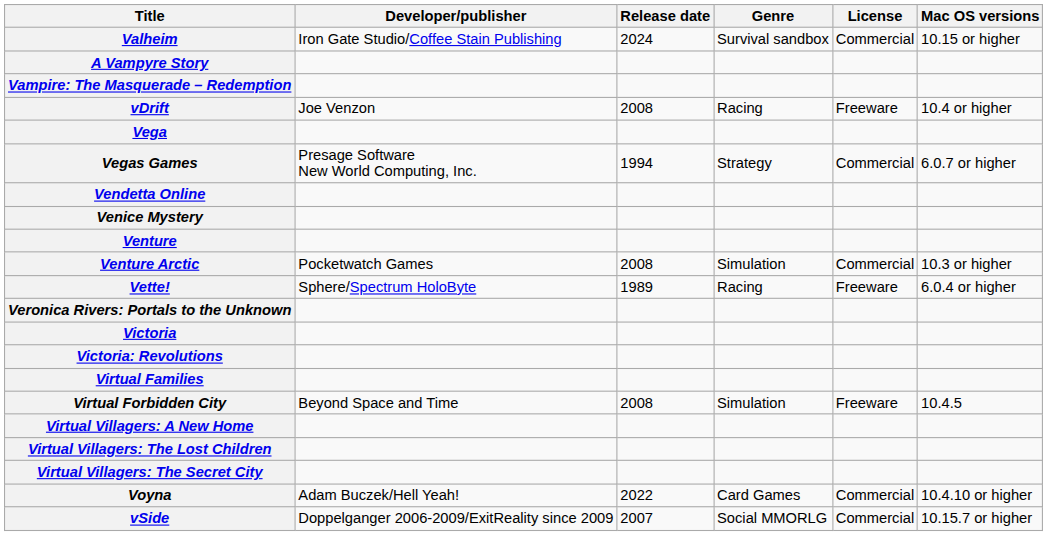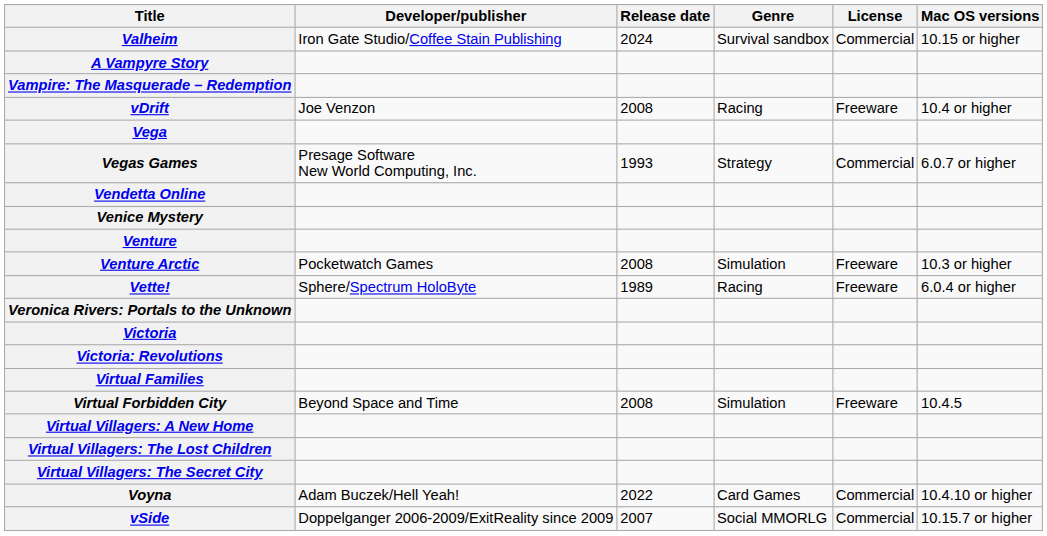(637, 163) 1994 -> (637, 163) 1993
(875, 263) Commercial -> (867, 263) Freeware
